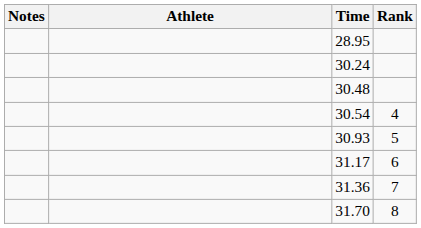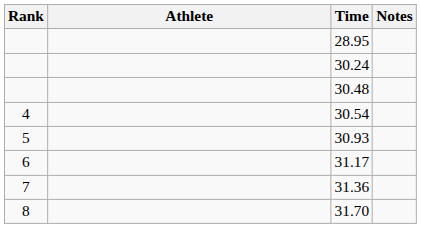columns swapped: (395, 16) <-> (26, 16)
